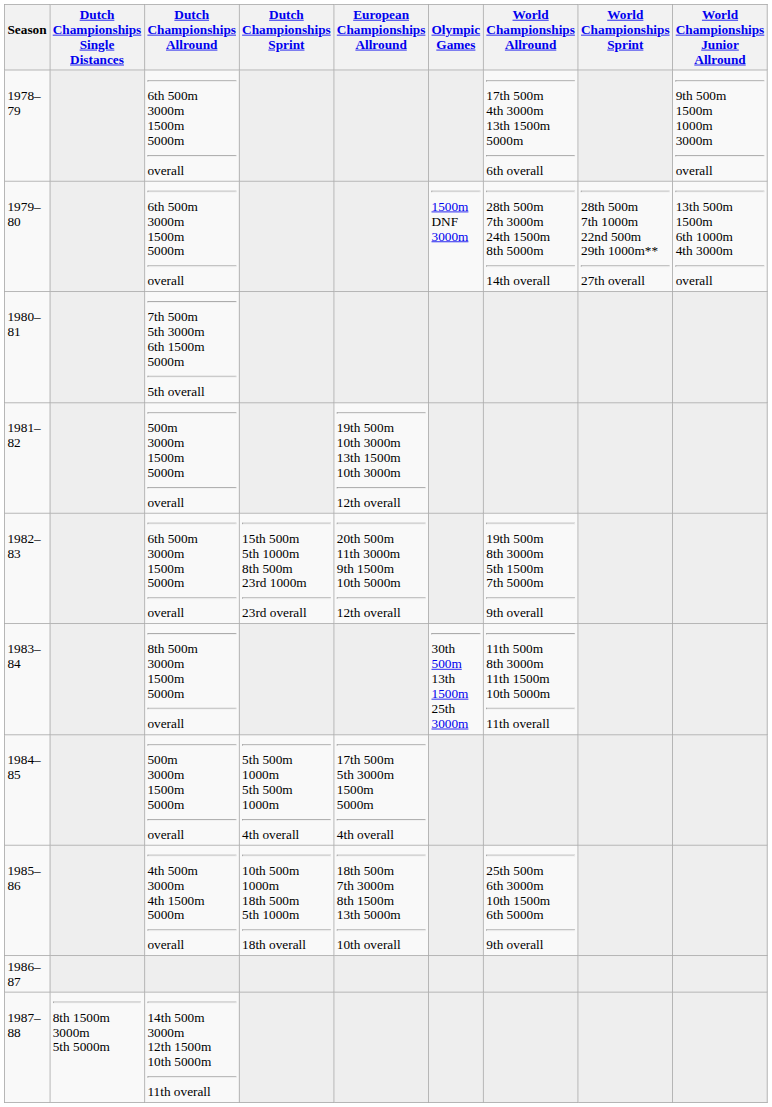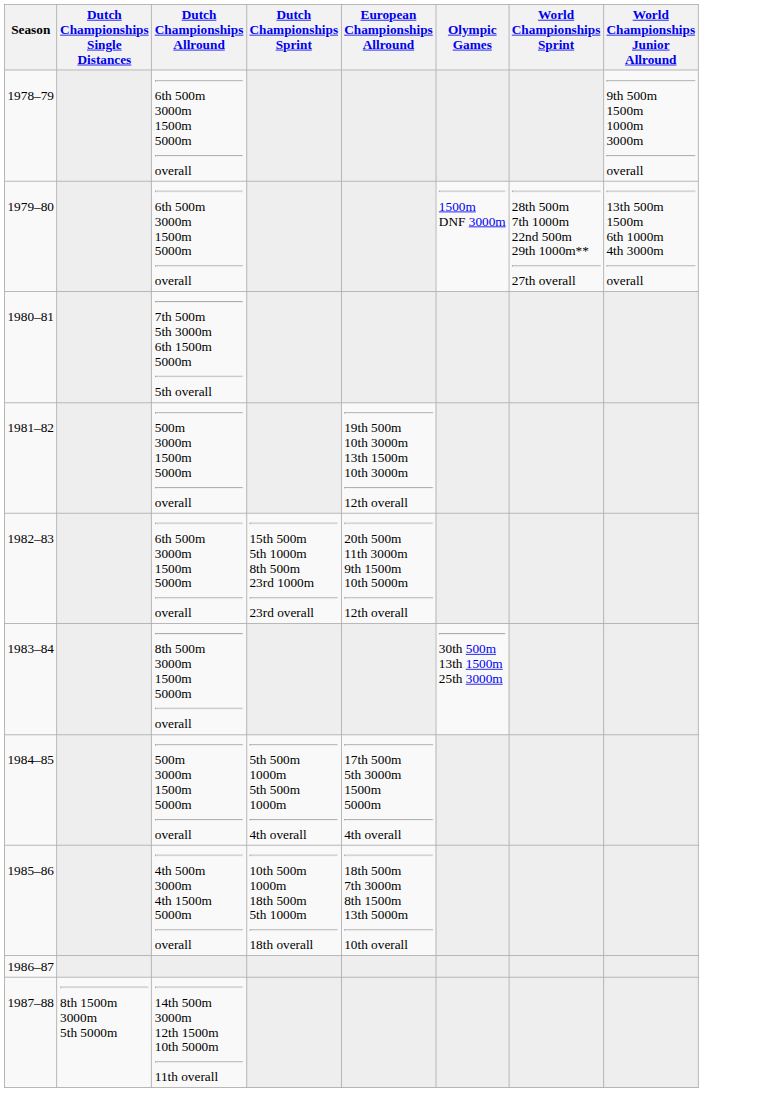- column: (531, 29)
